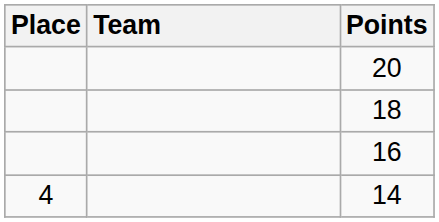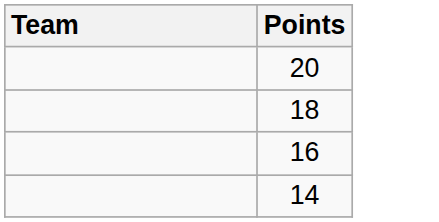- column: (46, 25)
